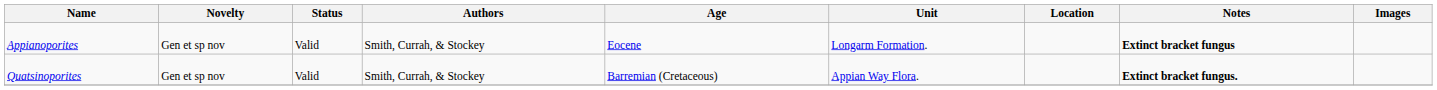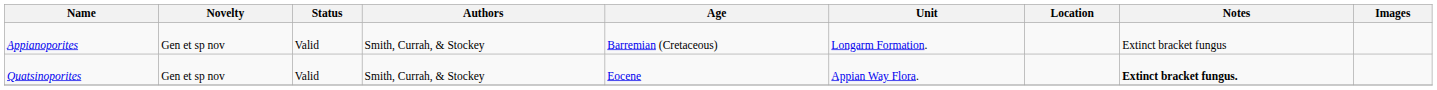(624, 44) Eocene -> (662, 44) Barremian (Cretaceous)
(1179, 44) bold -> (1174, 44) normal
(662, 76) Barremian (Cretaceous) -> (624, 76) Eocene
